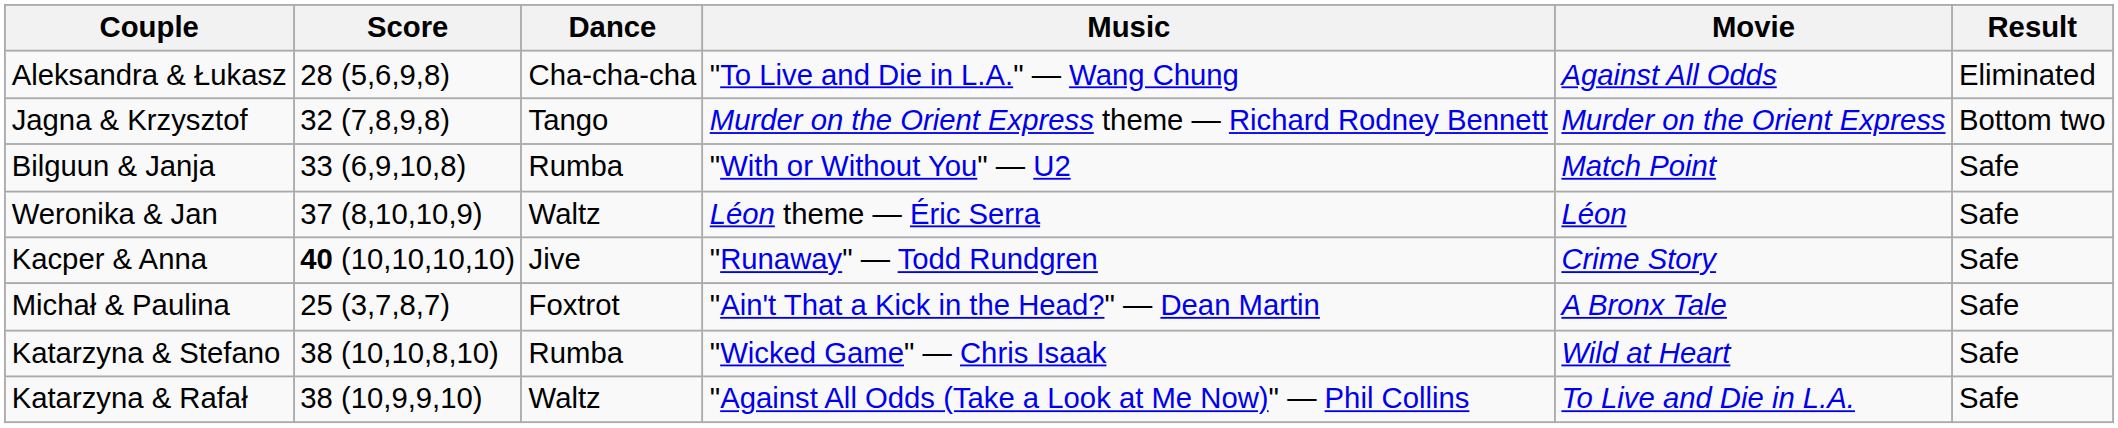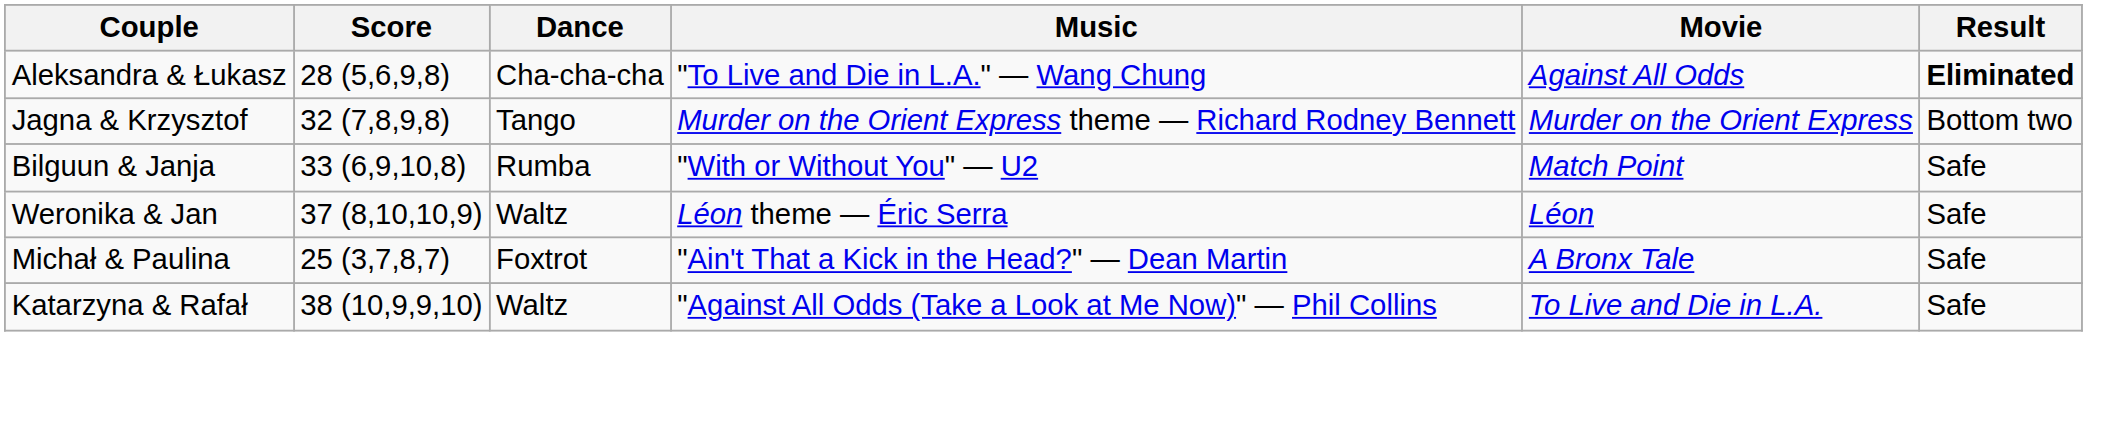(2027, 74) normal -> (2000, 74) bold
- row: (109, 259)
- row: (146, 352)
